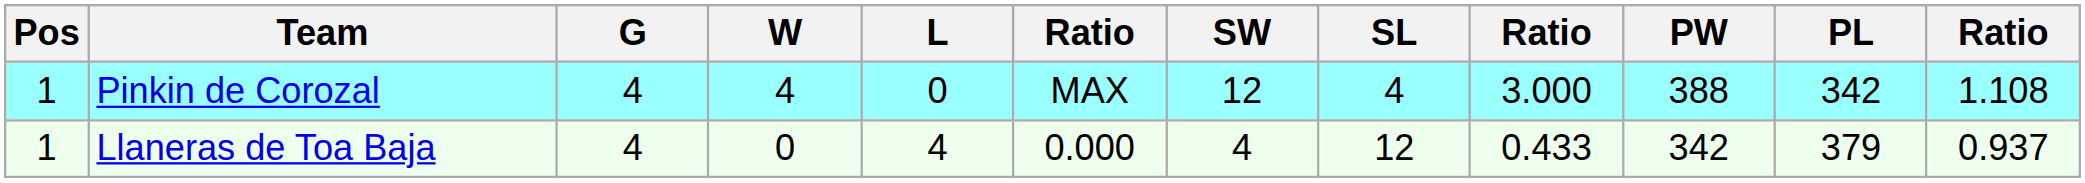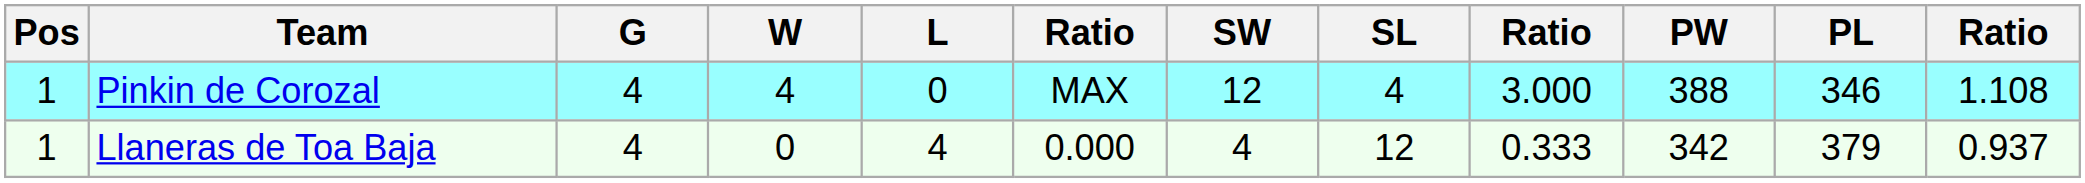(1851, 90) 342 -> (1851, 90) 346
(1547, 147) 0.433 -> (1547, 147) 0.333
